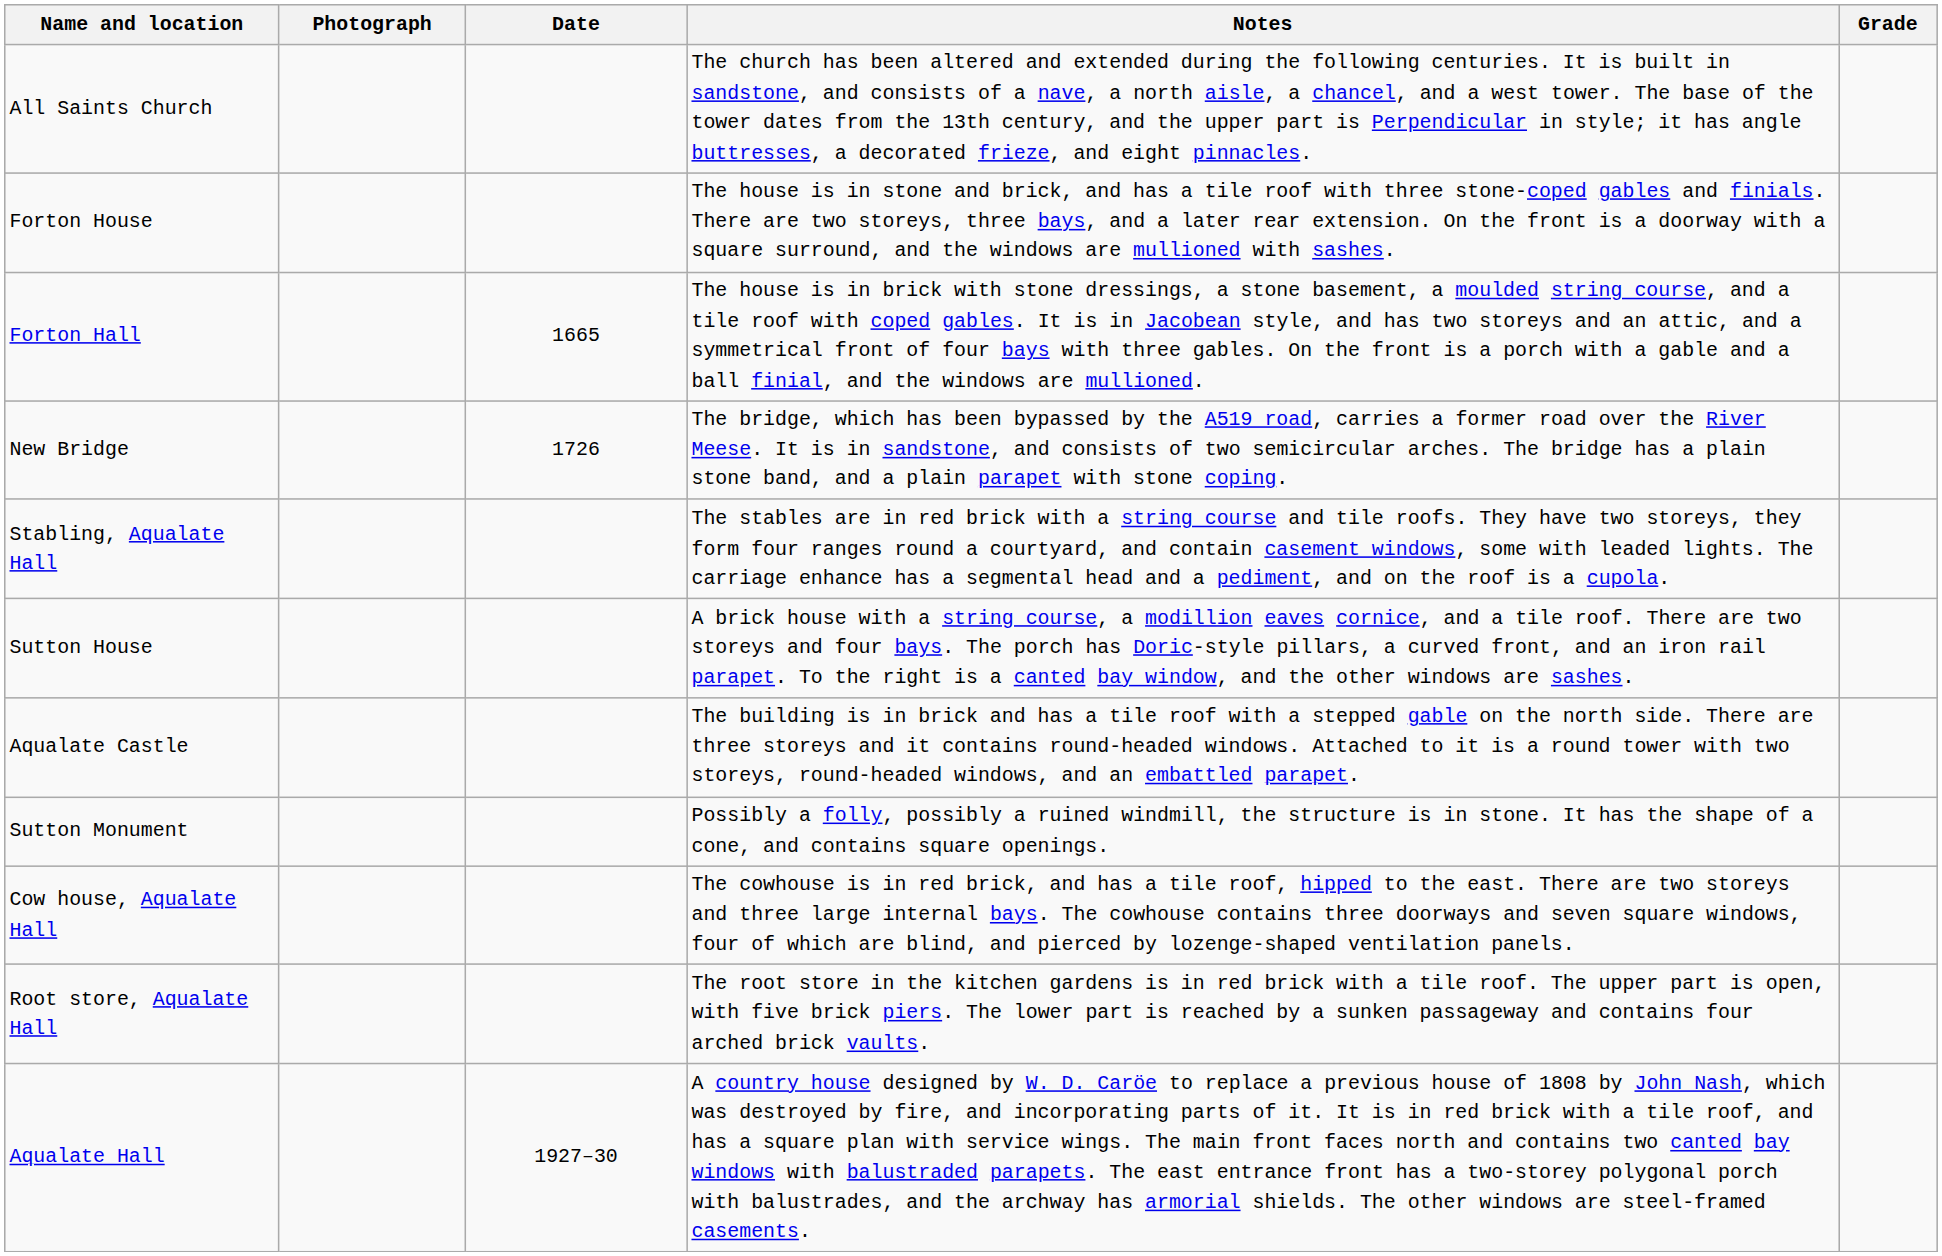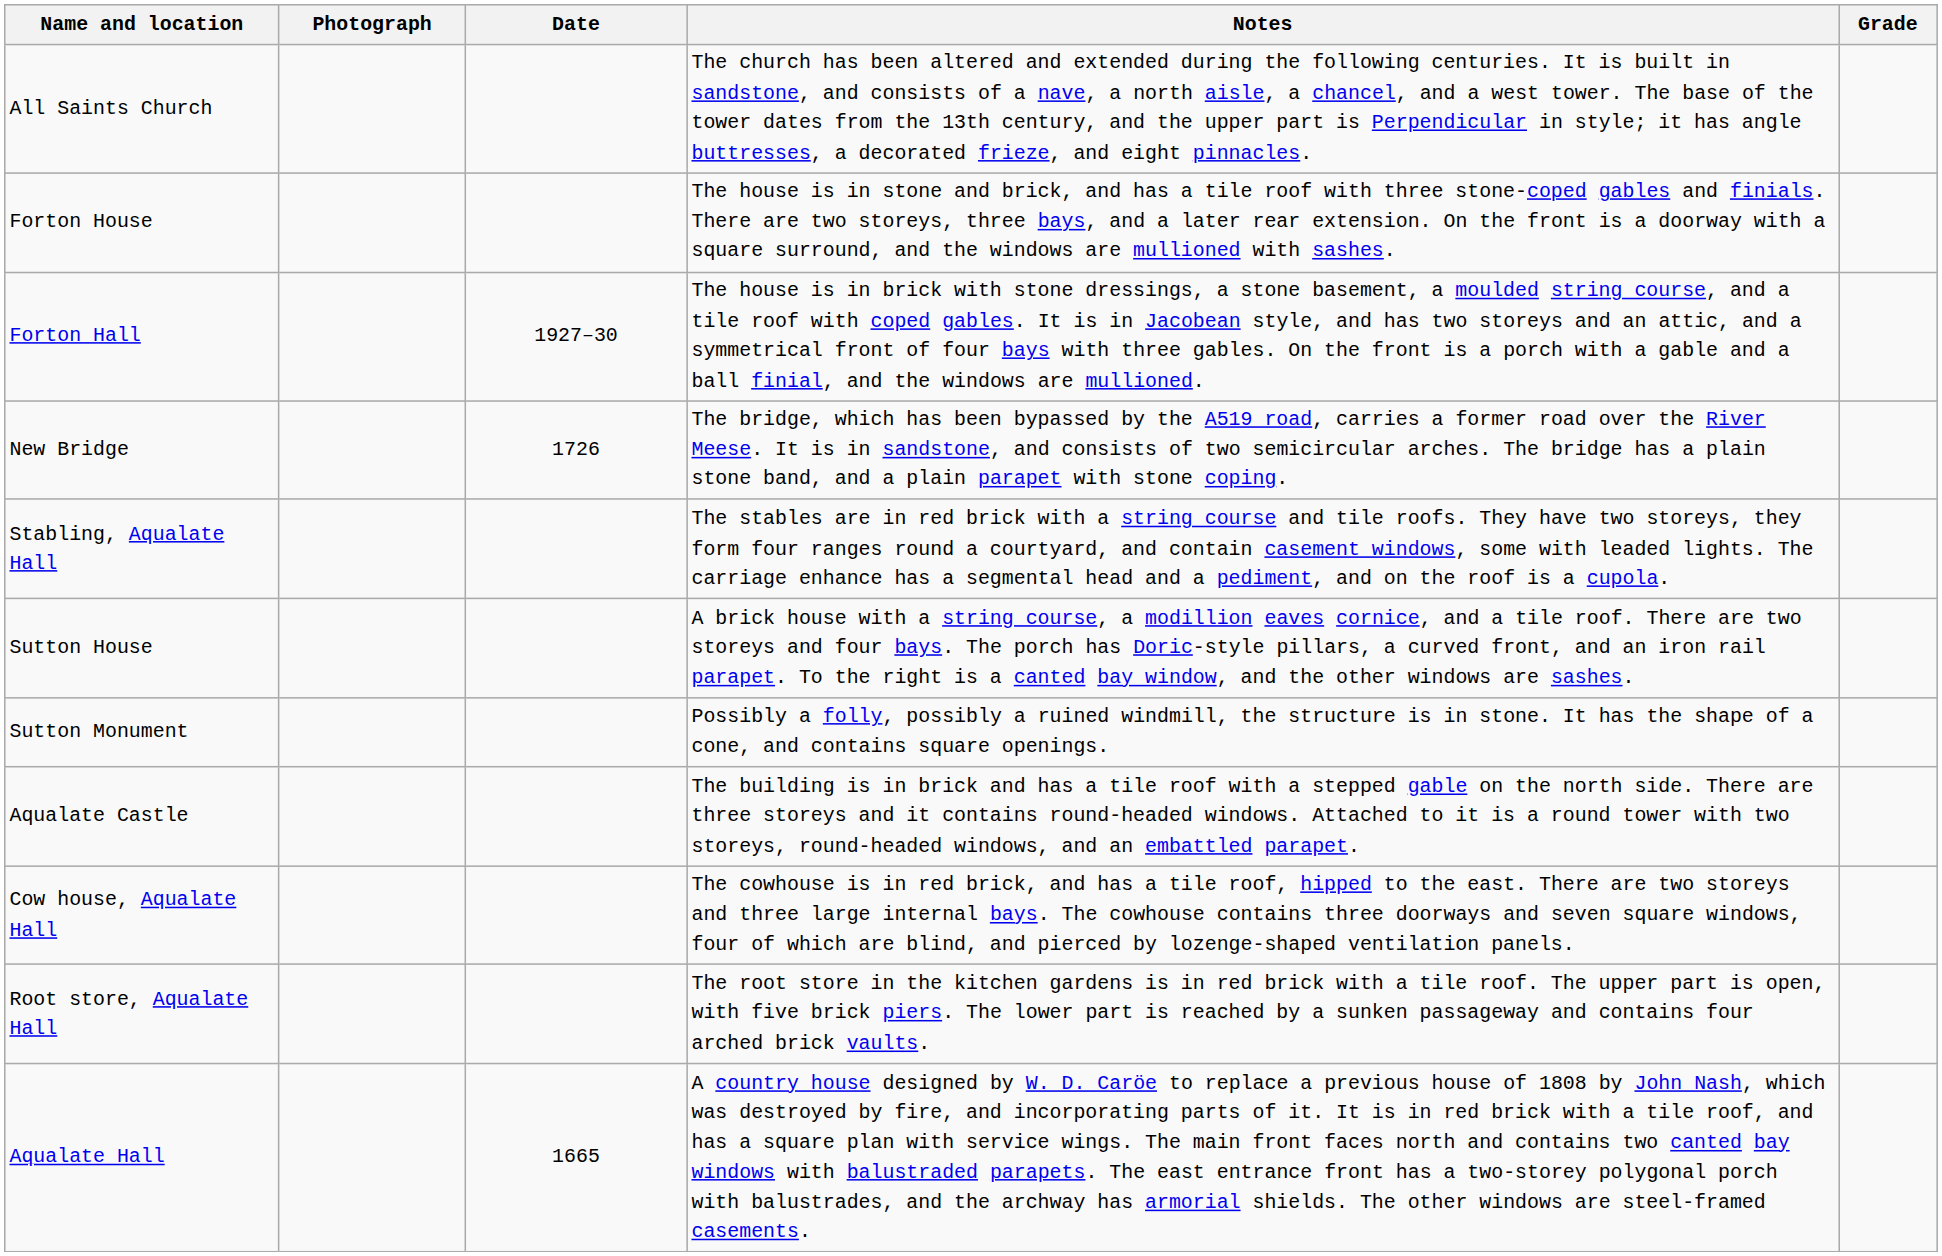(576, 336) 1665 -> (576, 336) 1927–30
rows swapped: (99, 747) <-> (99, 831)
(576, 1157) 1927–30 -> (576, 1157) 1665
